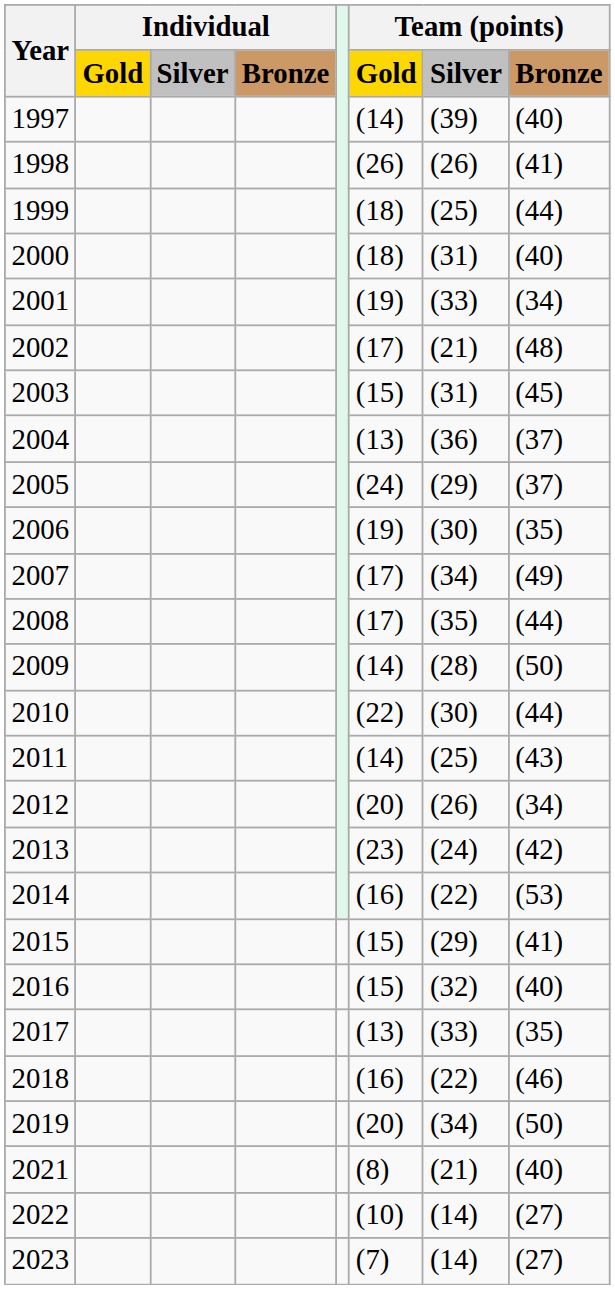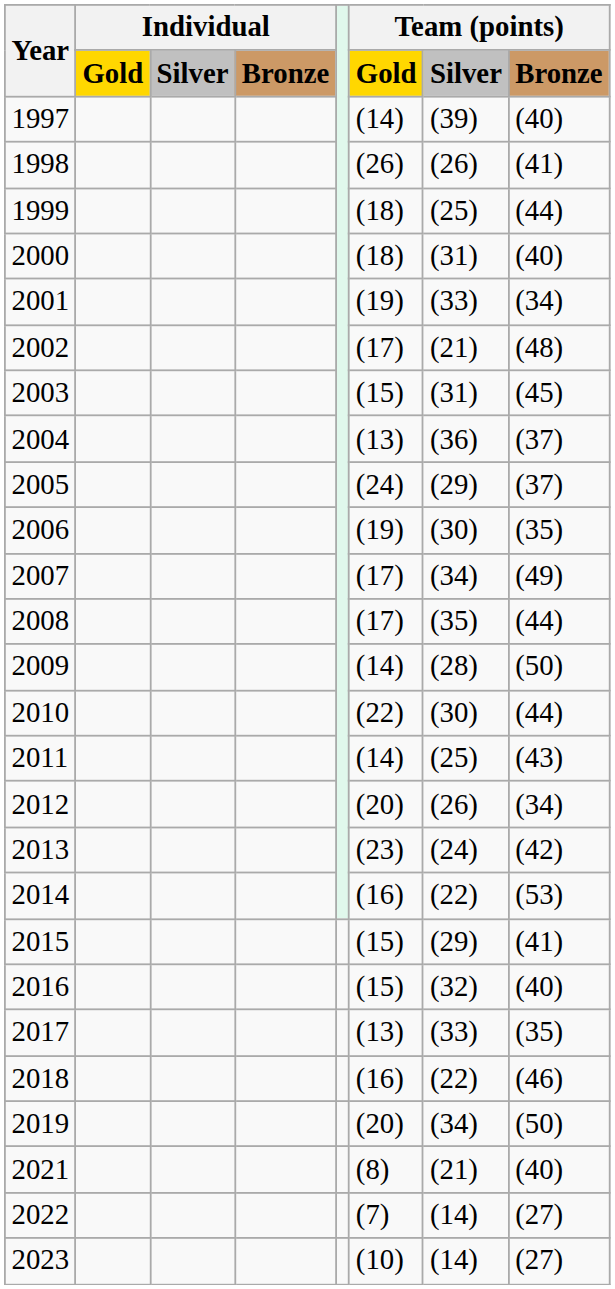(380, 1214) (10) -> (373, 1214) (7)
(373, 1260) (7) -> (380, 1260) (10)
